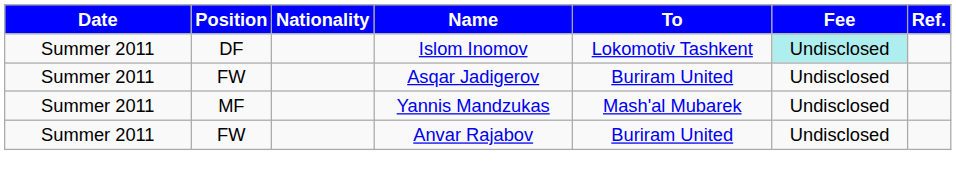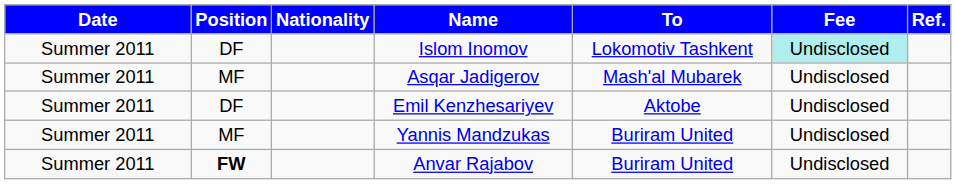(231, 77) FW -> (231, 77) MF
(672, 77) Buriram United -> (672, 77) Mash'al Mubarek
+ row: (473, 106)
(672, 106) Mash'al Mubarek -> (672, 135) Buriram United
(231, 135) normal -> (231, 164) bold
